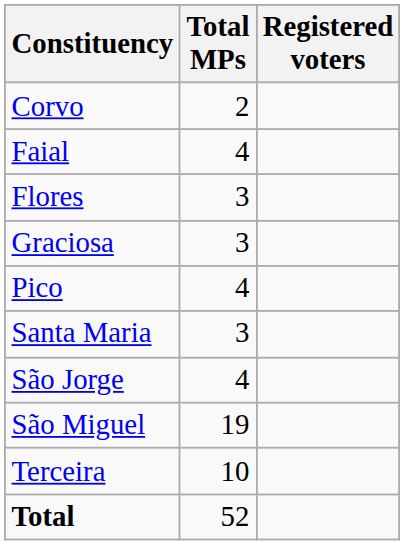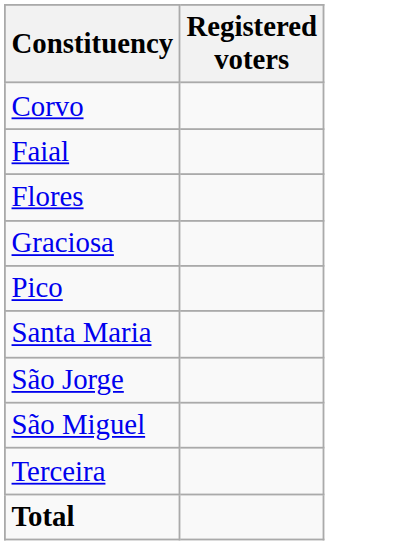- column: (218, 43)
